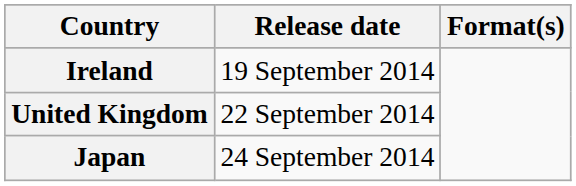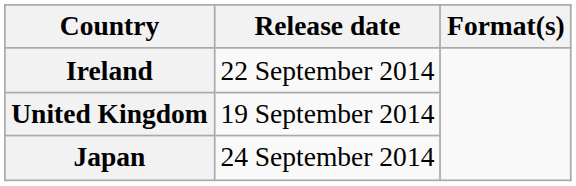(327, 69) 19 September 2014 -> (327, 69) 22 September 2014
(327, 113) 22 September 2014 -> (327, 113) 19 September 2014
